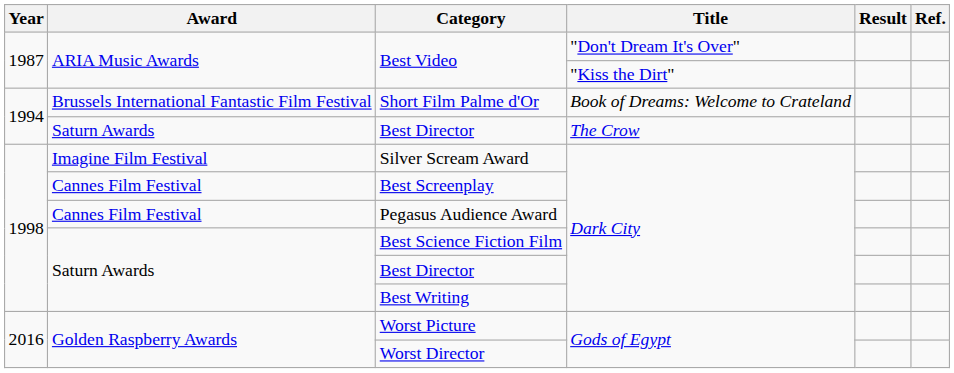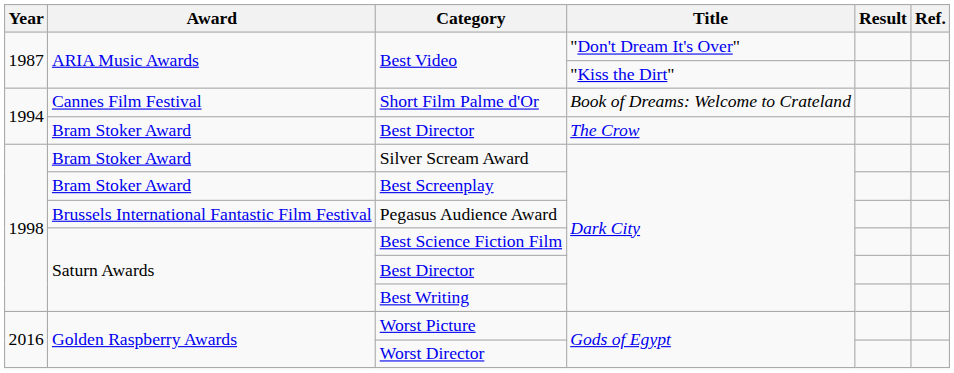(212, 102) Brussels International Fantastic Film Festival -> (127, 102) Cannes Film Festival
(103, 130) Saturn Awards -> (122, 130) Bram Stoker Award
(130, 158) Imagine Film Festival -> (122, 158) Bram Stoker Award
(127, 185) Cannes Film Festival -> (122, 185) Bram Stoker Award
(127, 213) Cannes Film Festival -> (212, 213) Brussels International Fantastic Film Festival
